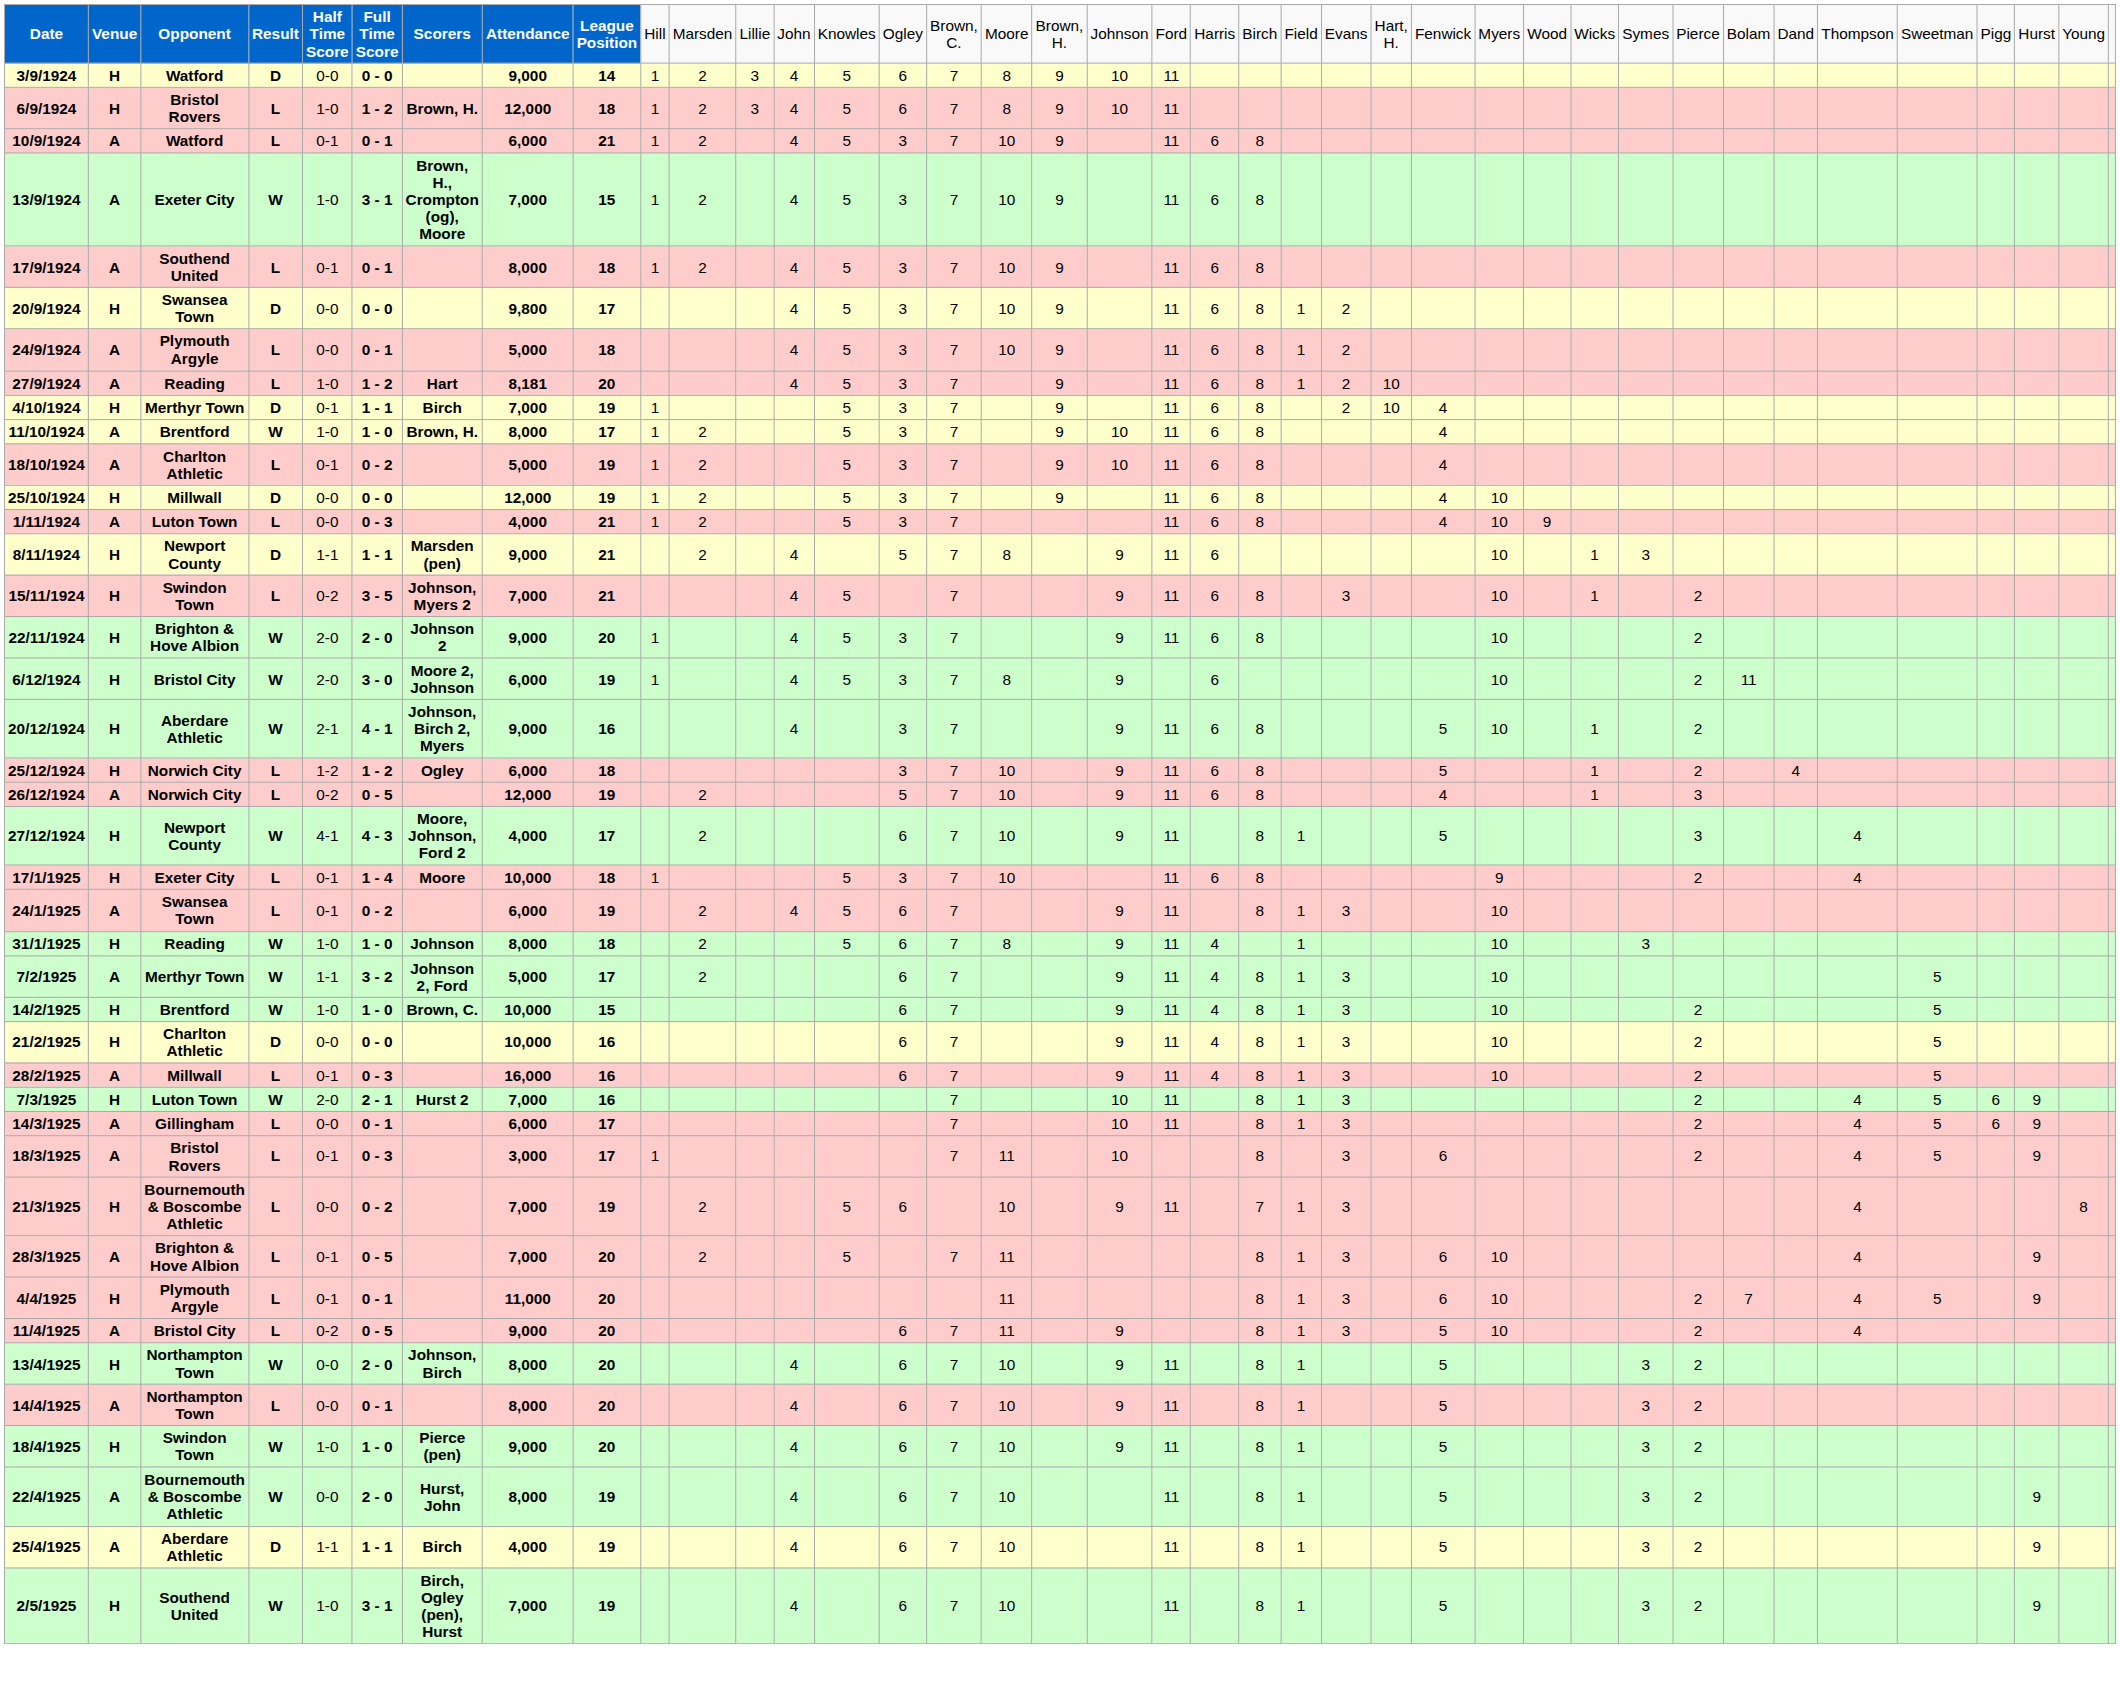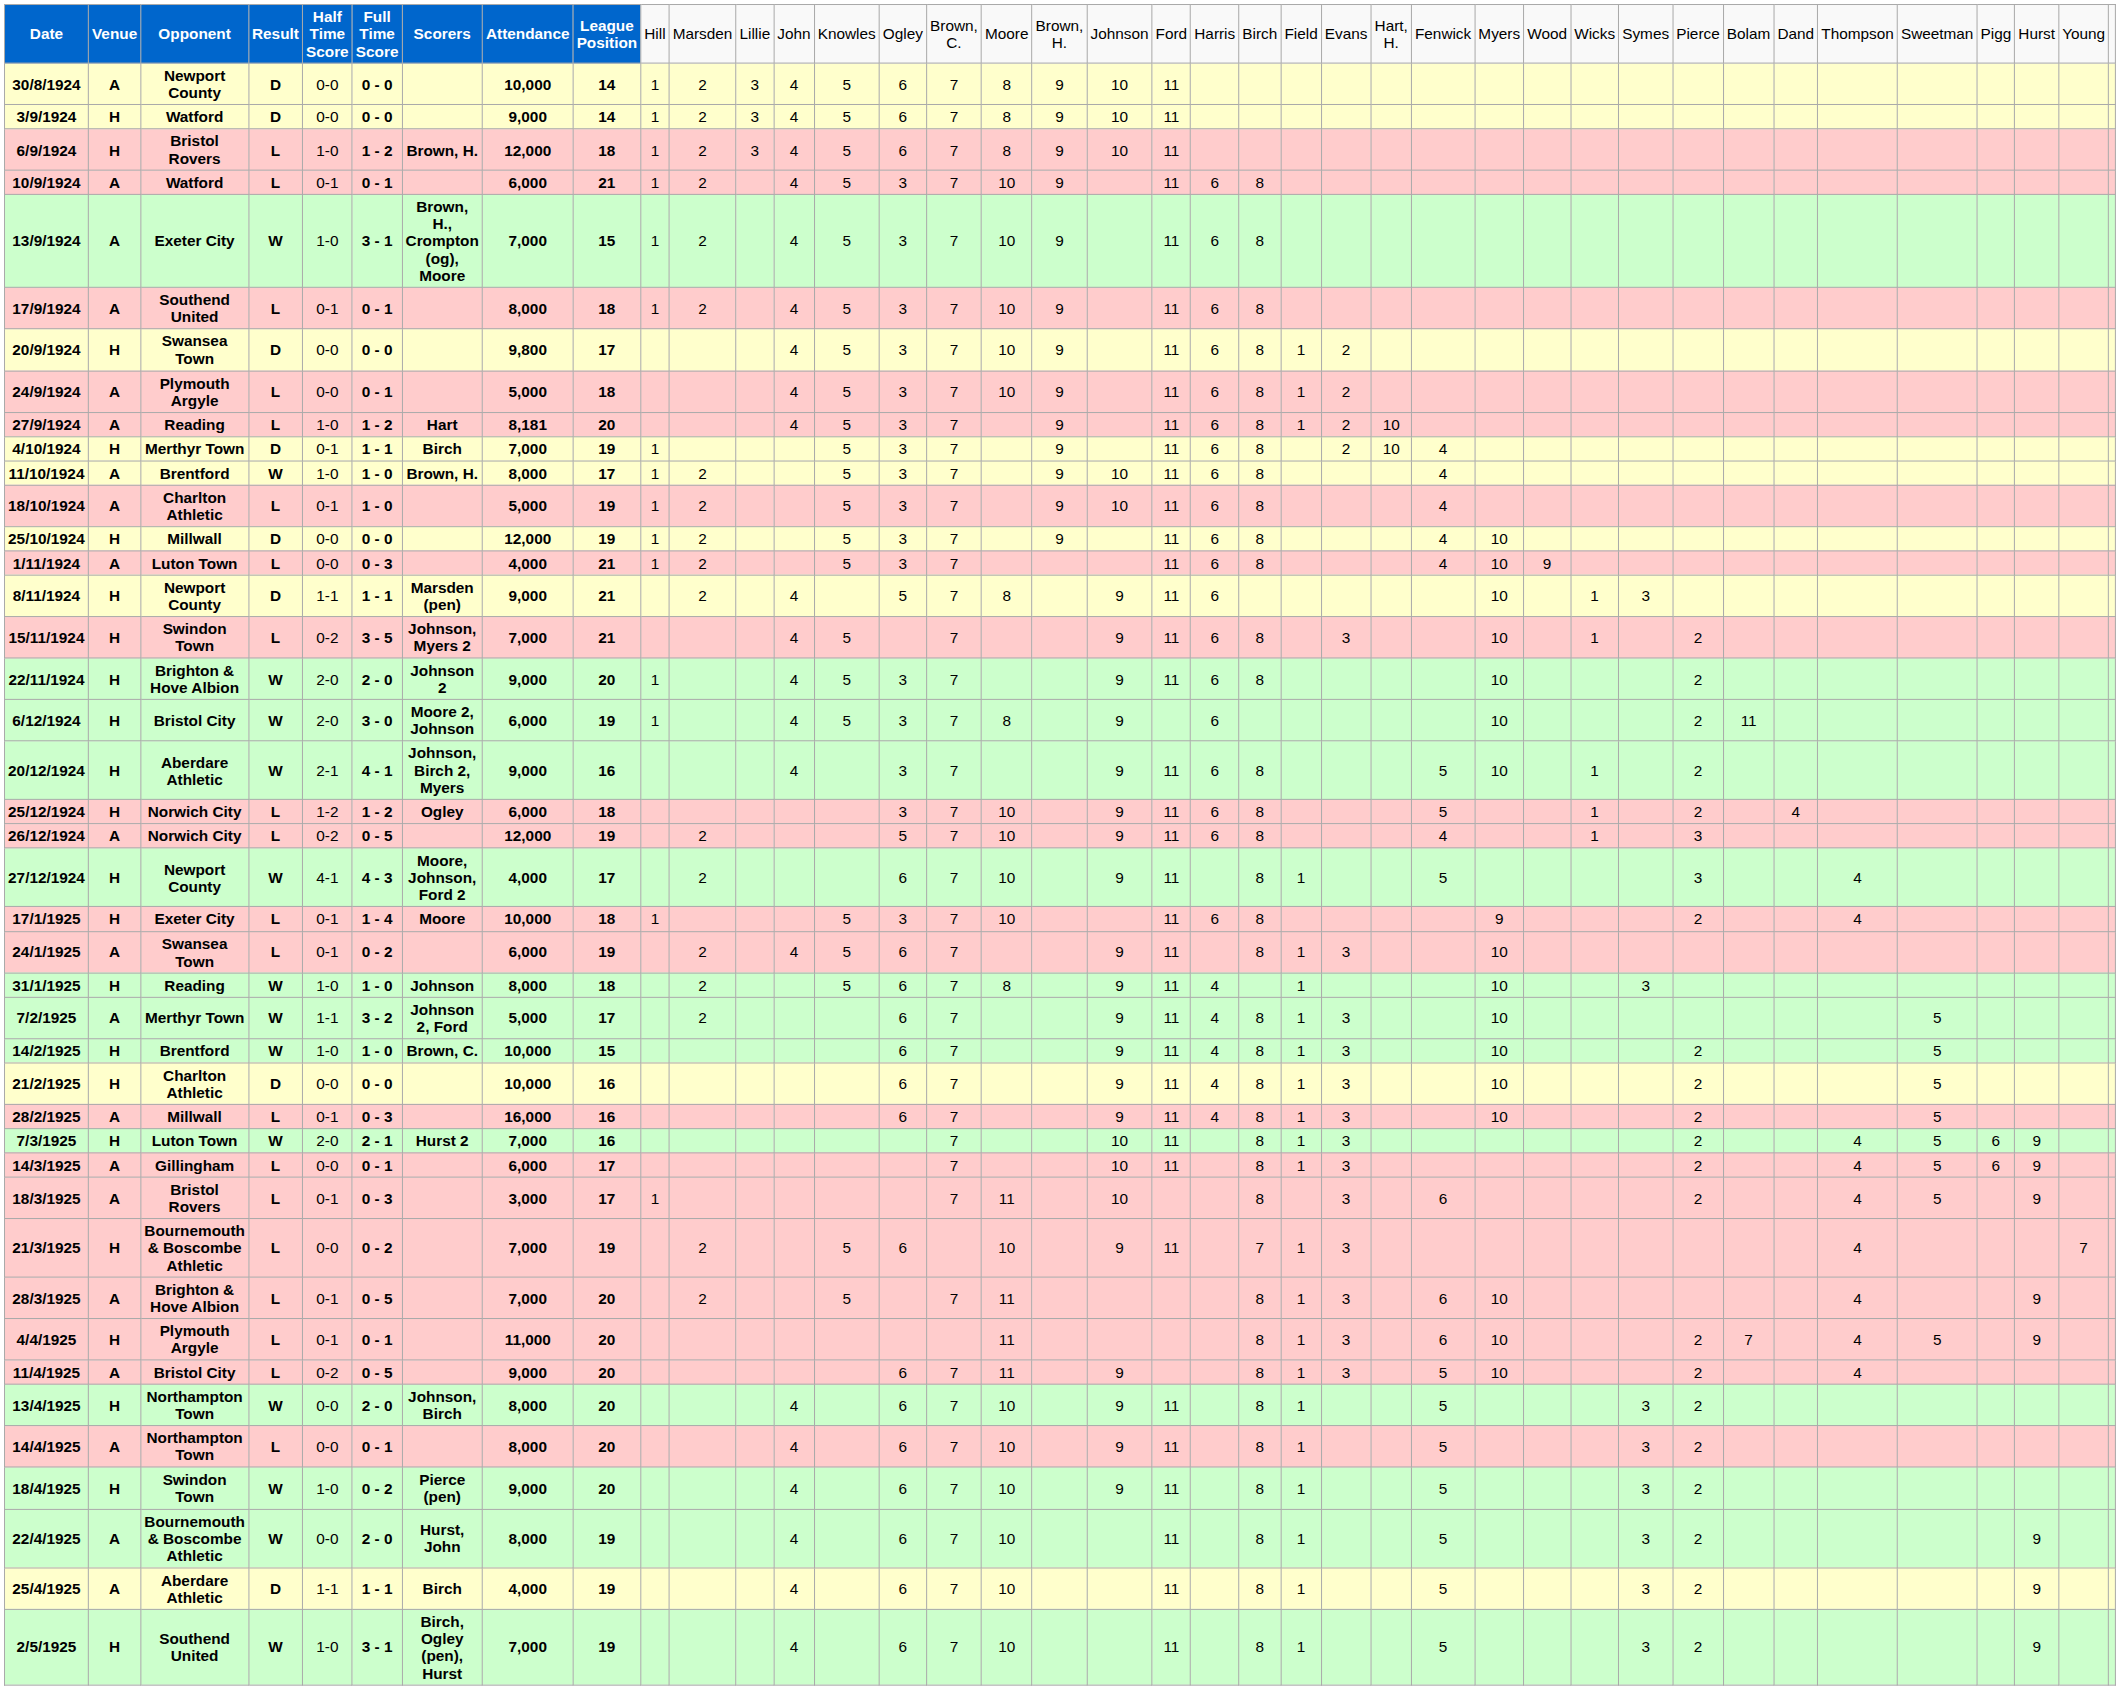+ row: (46, 84)
(377, 464) 0 - 2 -> (377, 506) 1 - 0
(2084, 1207) 8 -> (2084, 1248) 7
(377, 1447) 1 - 0 -> (377, 1488) 0 - 2
